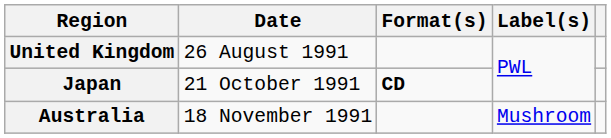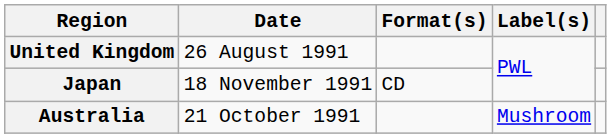(272, 85) 21 October 1991 -> (278, 85) 18 November 1991
(393, 85) bold -> (393, 85) normal
(278, 117) 18 November 1991 -> (272, 117) 21 October 1991
